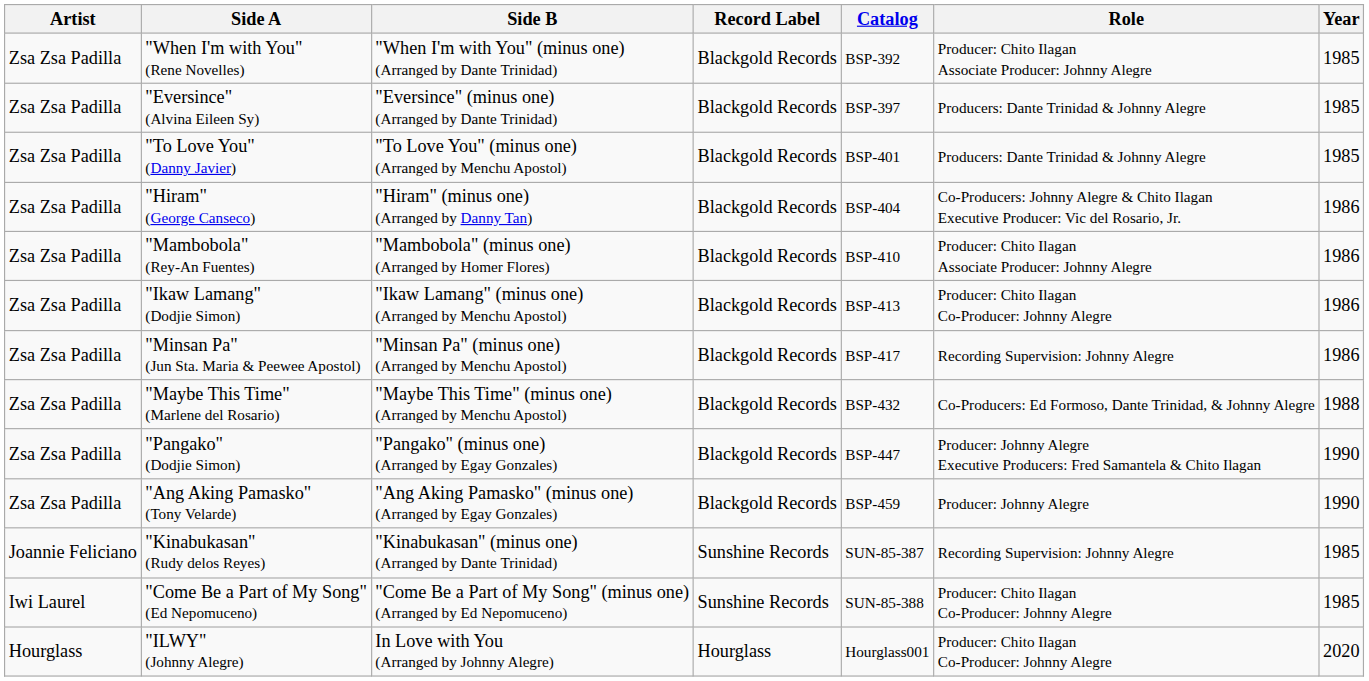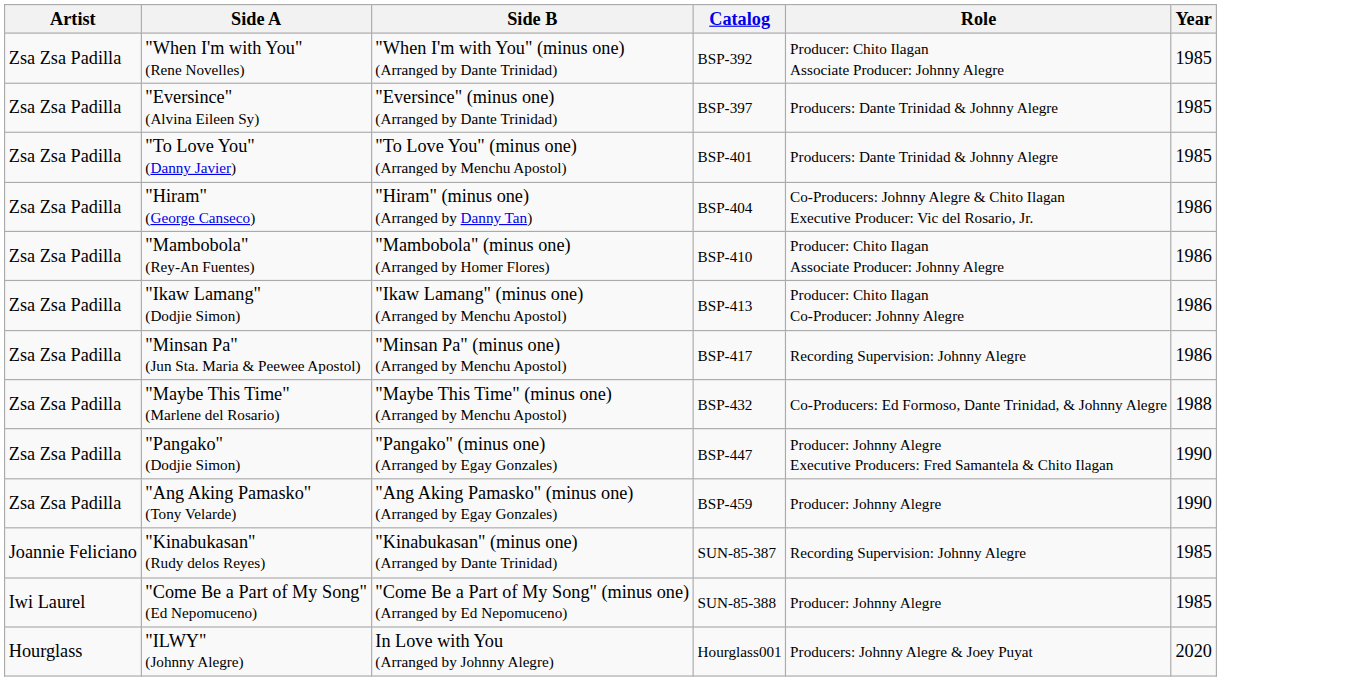- column: (767, 18)
(1025, 603) Producer: Chito Ilagan Co-Producer: Johnny Alegre -> (866, 603) Producer: Johnny Alegre
(1025, 652) Producer: Chito Ilagan Co-Producer: Johnny Alegre -> (911, 652) Producers: Johnny Alegre & Joey Puyat
